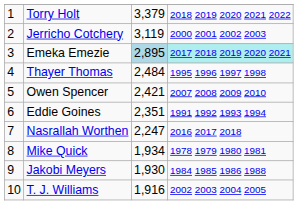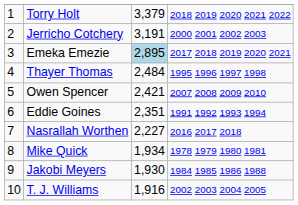(149, 33) 3,119 -> (150, 33) 3,191
(230, 53) paleturquoise background -> (230, 53) no background
(150, 131) 2,247 -> (150, 131) 2,227
